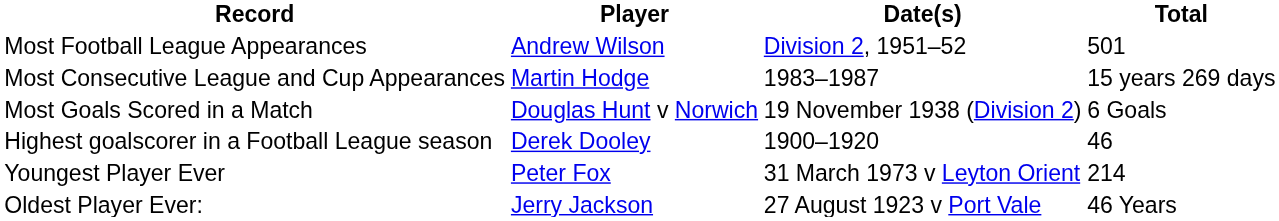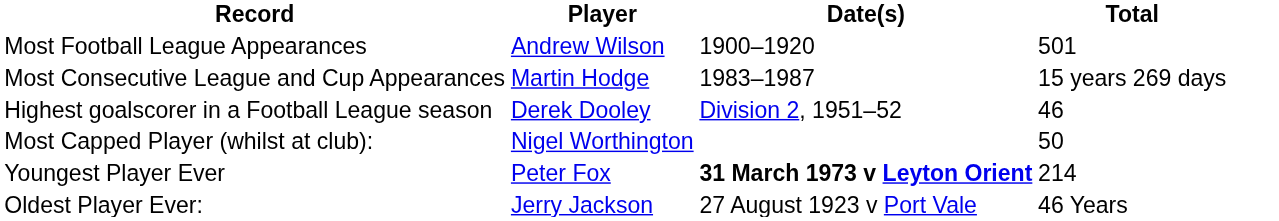(865, 46) Division 2, 1951–52 -> (757, 46) 1900–1920
- row: (159, 110)
(821, 141) 1900–1920 -> (801, 110) Division 2, 1951–52
+ row: (189, 141)
(922, 173) normal -> (866, 173) bold
